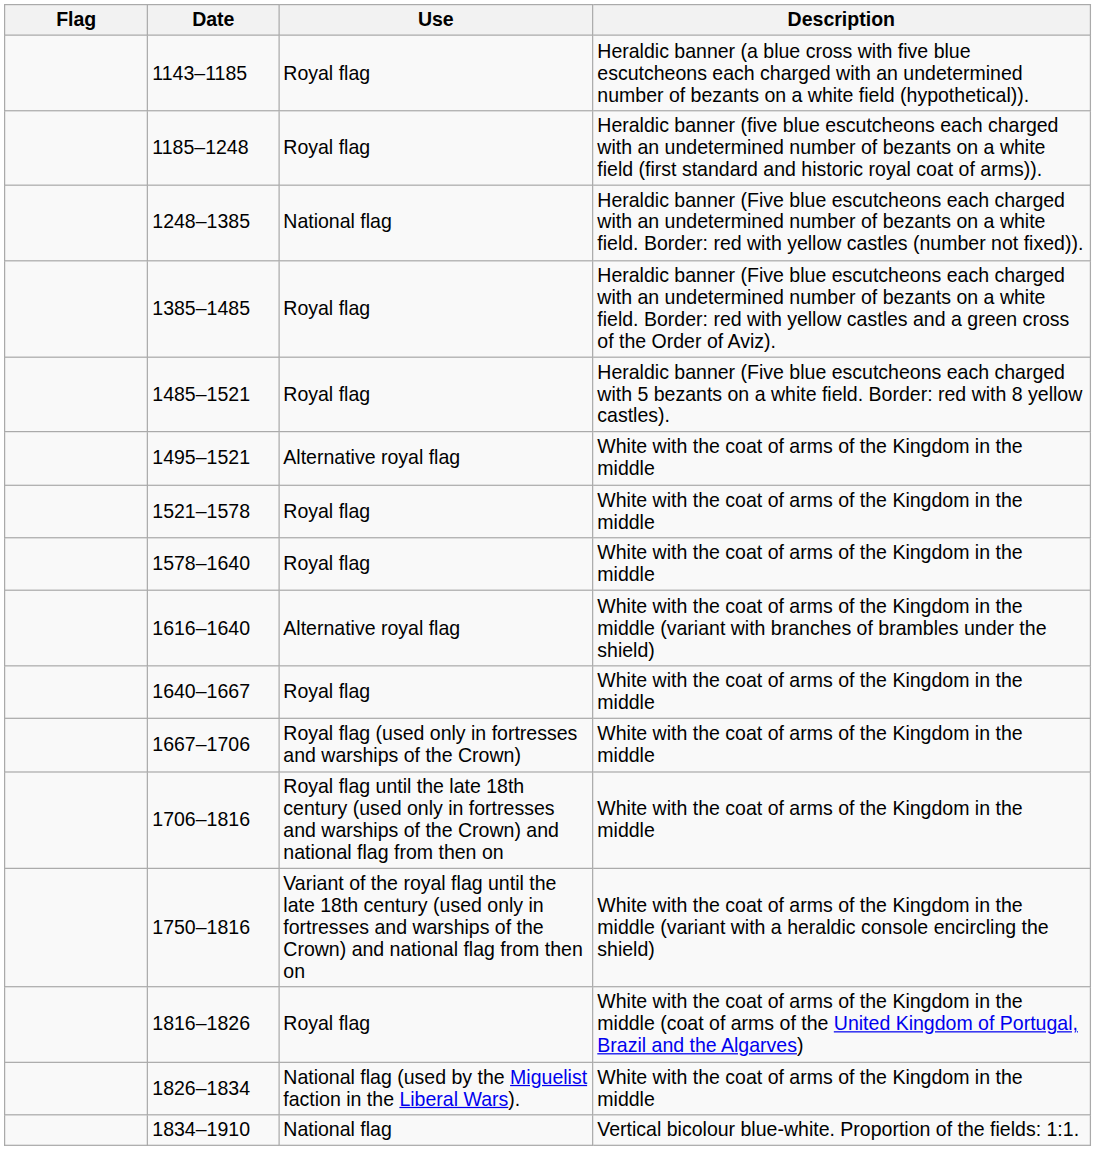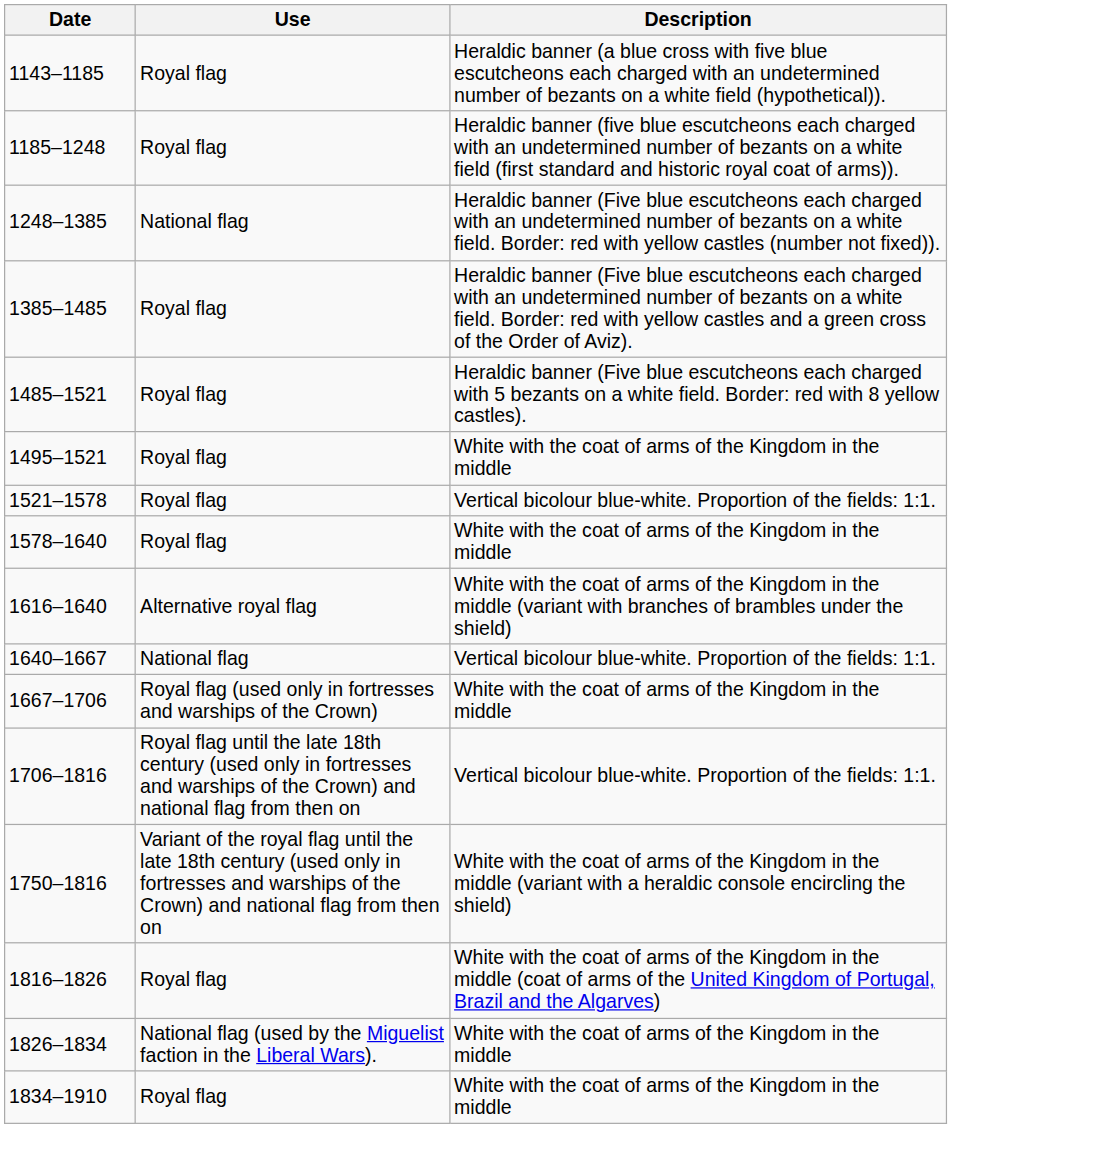- column: (76, 19)
(372, 458) Alternative royal flag -> (184, 458) Royal flag
(810, 511) White with the coat of arms of the Kingdom in the middle -> (695, 500) Vertical bicolour blue-white. Proportion of the fields: 1:1.
(327, 691) Royal flag -> (194, 658) National flag
(810, 691) White with the coat of arms of the Kingdom in the middle -> (695, 658) Vertical bicolour blue-white. Proportion of the fields: 1:1.
(810, 819) White with the coat of arms of the Kingdom in the middle -> (695, 775) Vertical bicolour blue-white. Proportion of the fields: 1:1.
(338, 1130) National flag -> (184, 1097) Royal flag
(838, 1130) Vertical bicolour blue-white. Proportion of the fields: 1:1. -> (667, 1097) White with the coat of arms of the Kingdom in the middle
